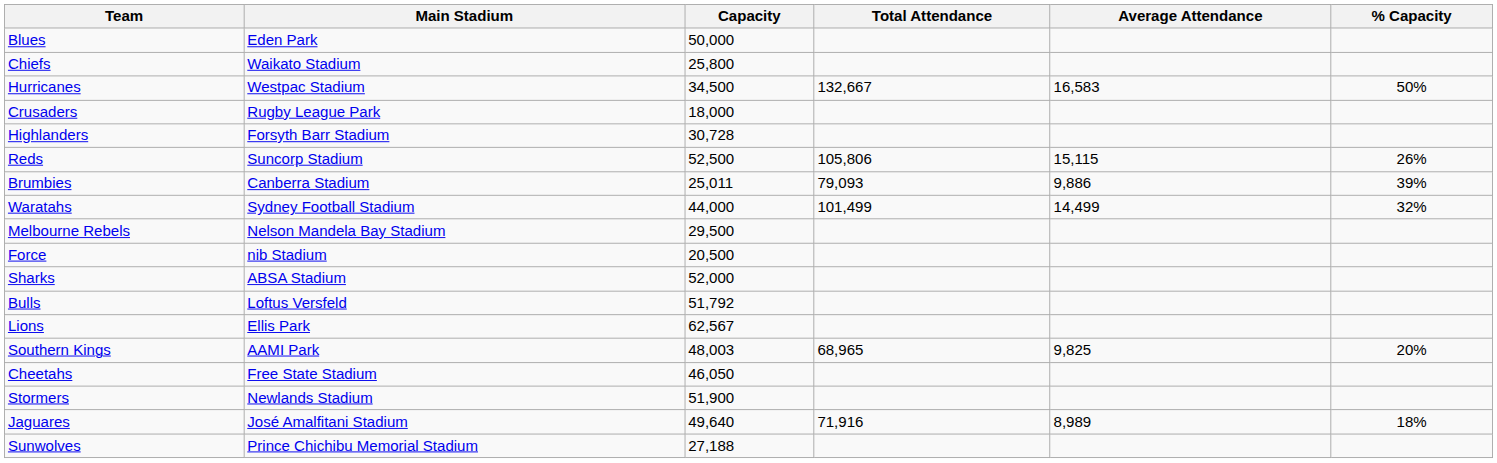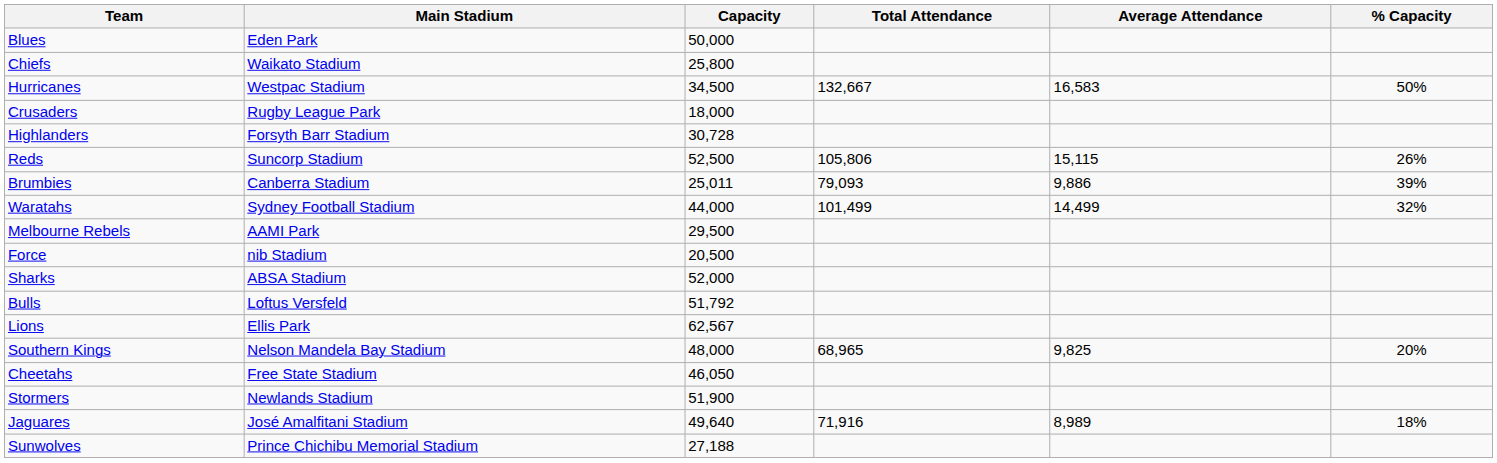(346, 231) Nelson Mandela Bay Stadium -> (283, 231) AAMI Park
(283, 350) AAMI Park -> (346, 350) Nelson Mandela Bay Stadium
(711, 350) 48,003 -> (711, 350) 48,000
